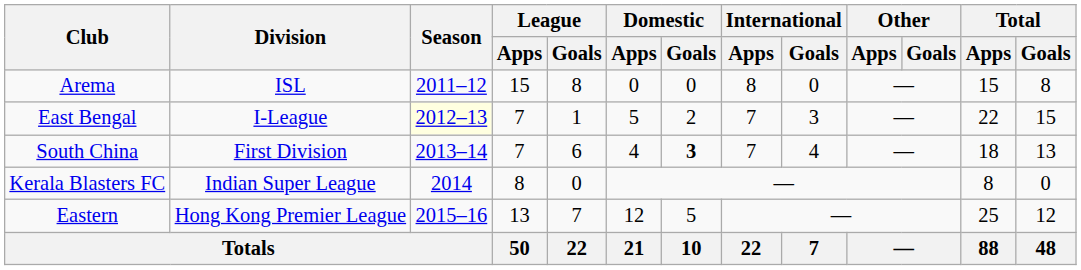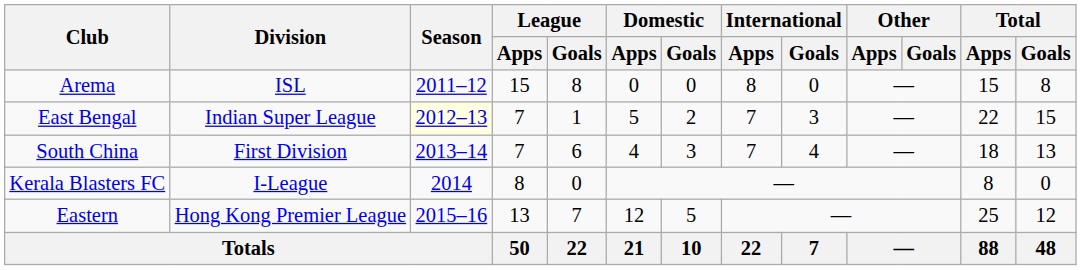(290, 118) I-League -> (290, 118) Indian Super League
(691, 150) bold -> (691, 150) normal
(290, 183) Indian Super League -> (290, 183) I-League
